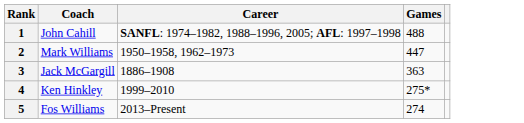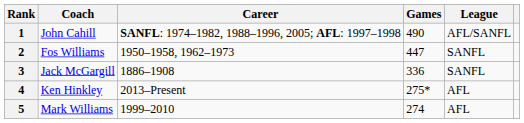+ column: (479, 14)
(415, 33) 488 -> (415, 33) 490
(77, 52) Mark Williams -> (73, 52) Fos Williams
(415, 71) 363 -> (415, 71) 336
(147, 90) 1999–2010 -> (153, 90) 2013–Present
(73, 109) Fos Williams -> (77, 109) Mark Williams
(153, 109) 2013–Present -> (147, 109) 1999–2010
